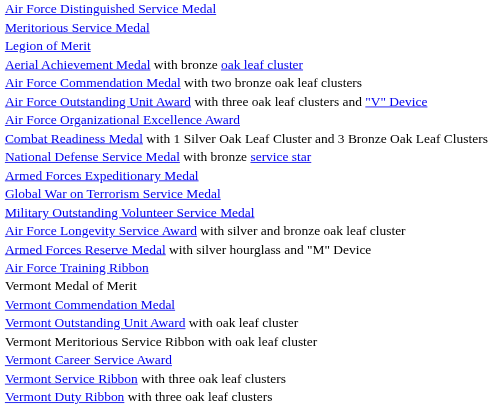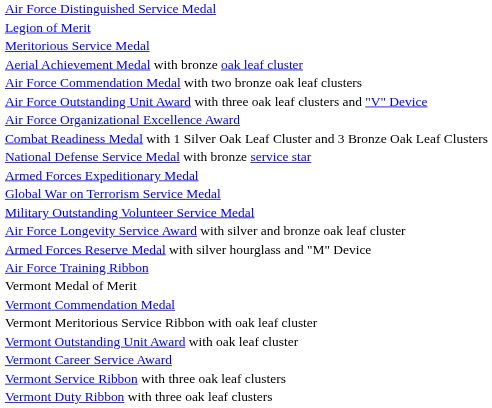rows swapped: (48, 46) <-> (77, 27)
rows swapped: (161, 341) <-> (152, 323)
